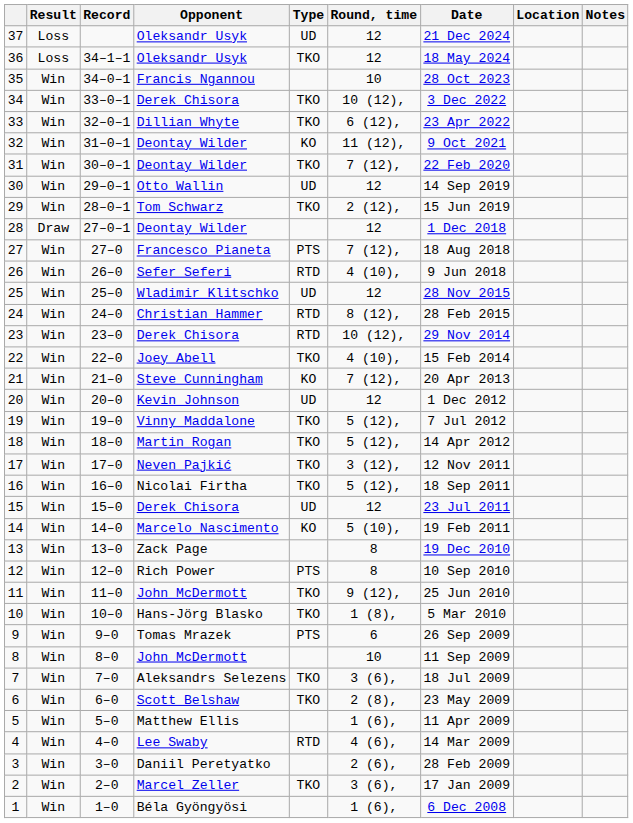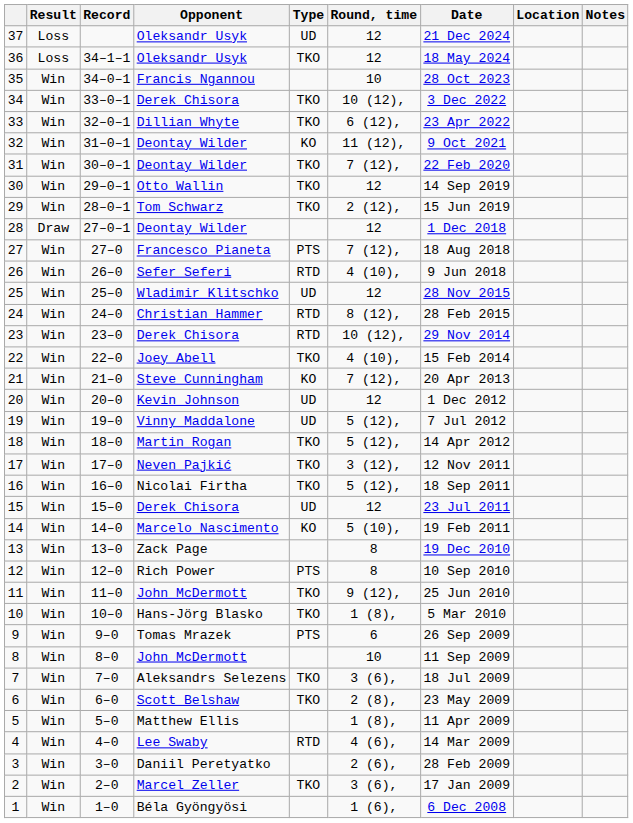(308, 186) UD -> (308, 186) TKO
(308, 422) TKO -> (308, 422) UD
(374, 721) 1 (6), -> (374, 721) 1 (8),
